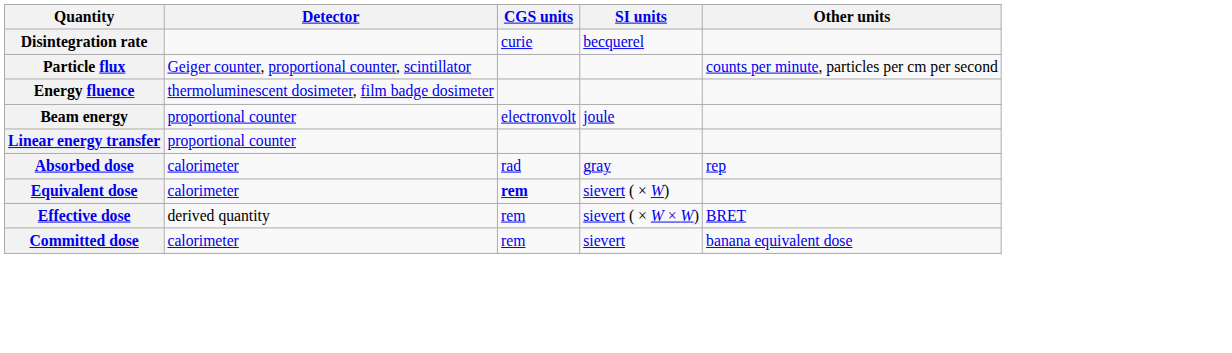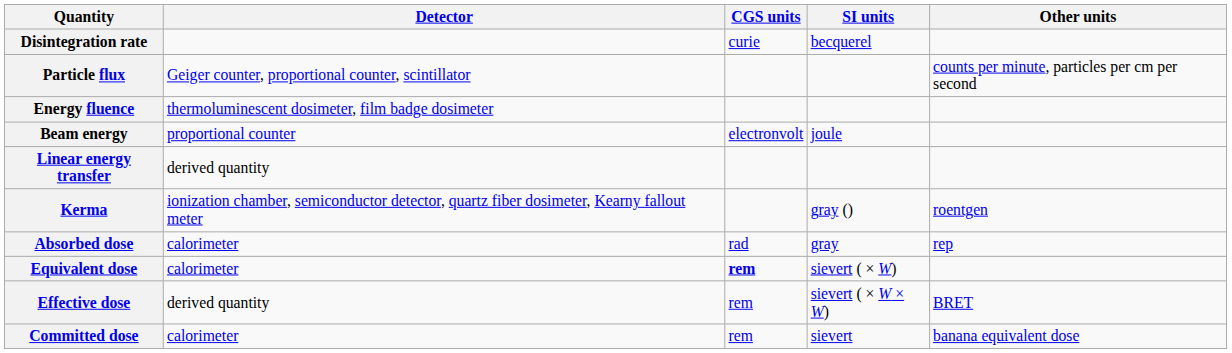(232, 141) proportional counter -> (218, 167) derived quantity
+ row: (84, 210)
